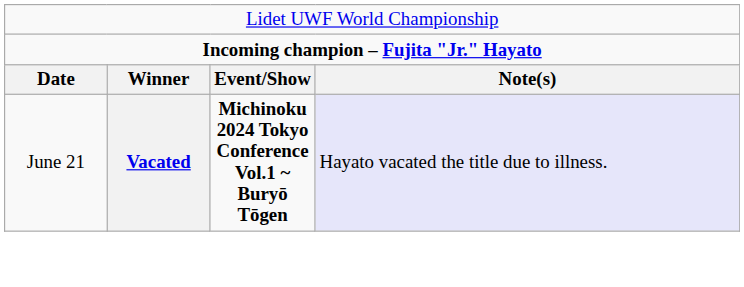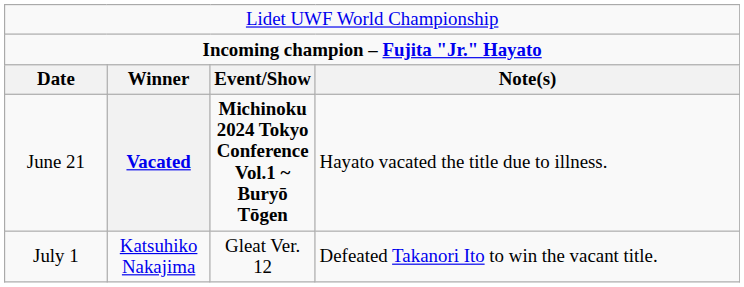(463, 162) lavender background -> (464, 162) no background
+ row: (56, 256)
